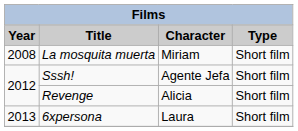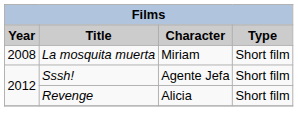- row: (72, 116)
